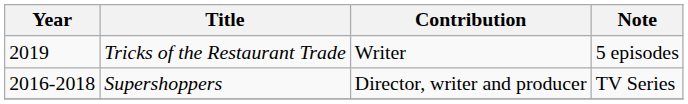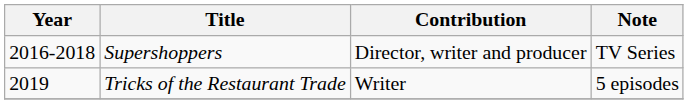rows swapped: (163, 83) <-> (225, 51)
